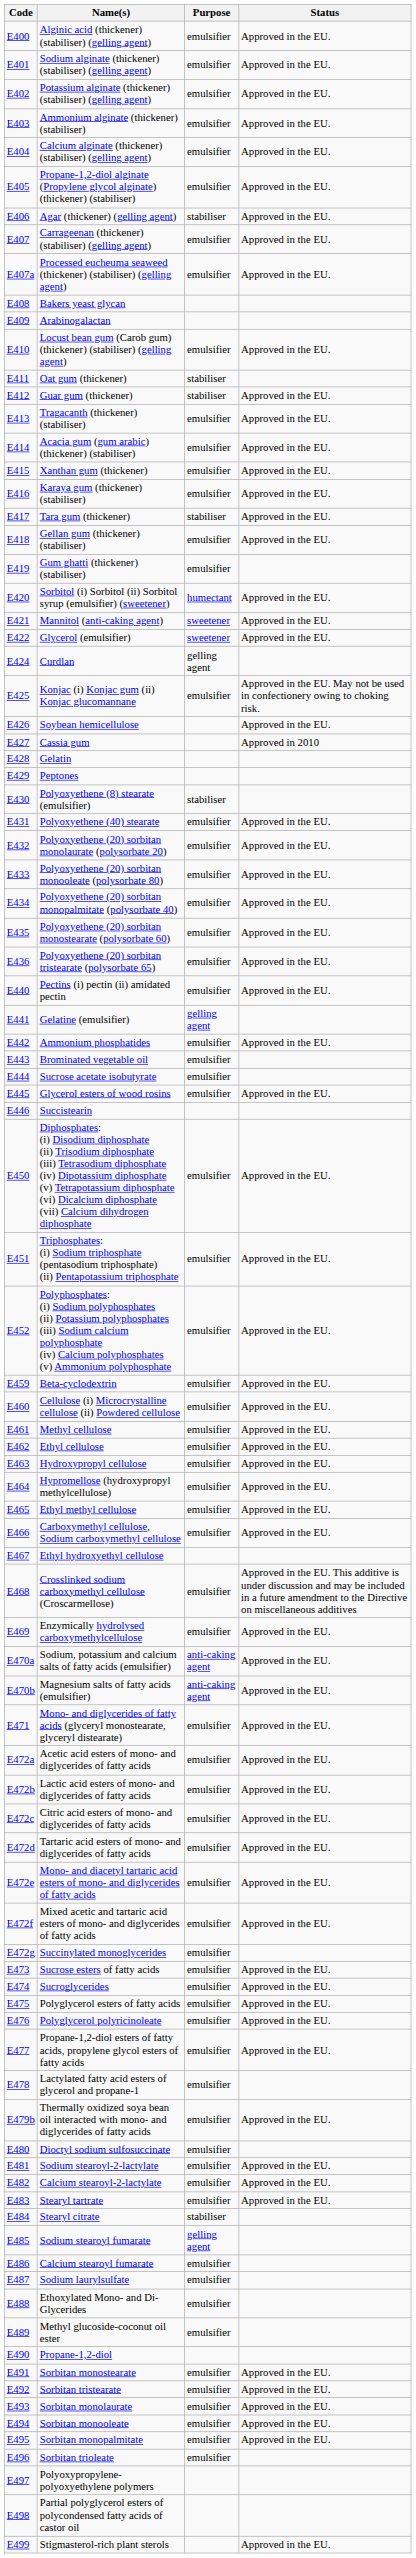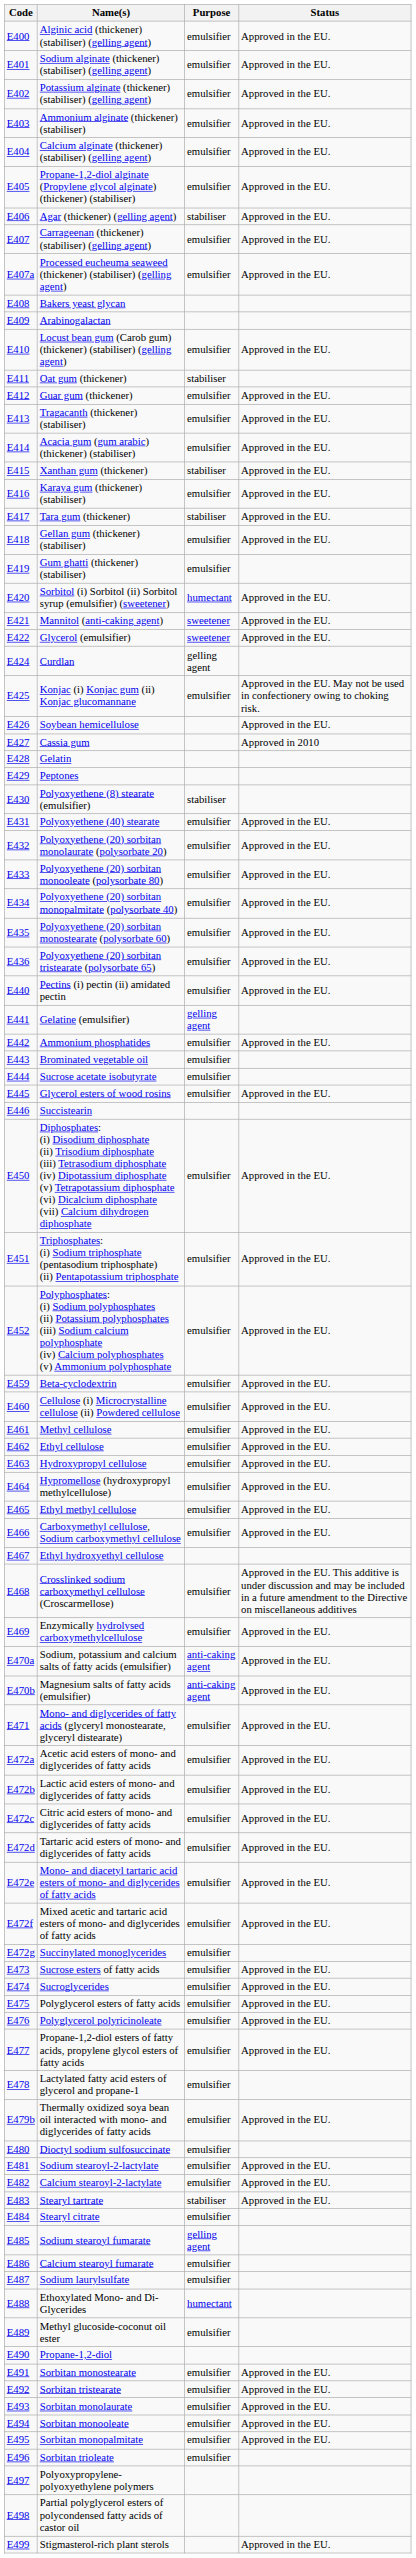(206, 395) stabiliser -> (209, 395) emulsifier
(209, 470) emulsifier -> (206, 470) stabiliser
(209, 2200) emulsifier -> (206, 2200) stabiliser
(206, 2217) stabiliser -> (209, 2217) emulsifier
(209, 2303) emulsifier -> (209, 2303) humectant
